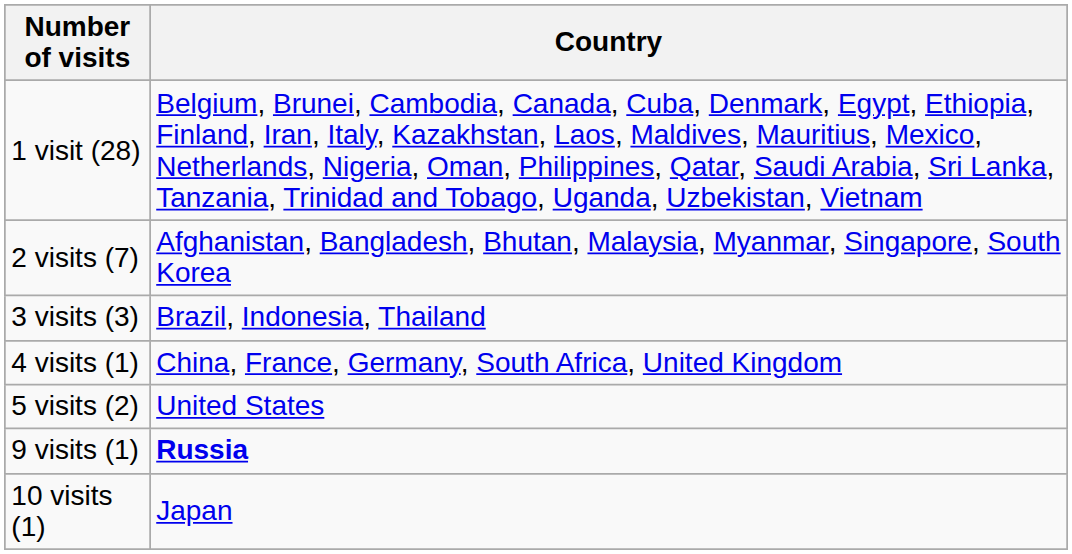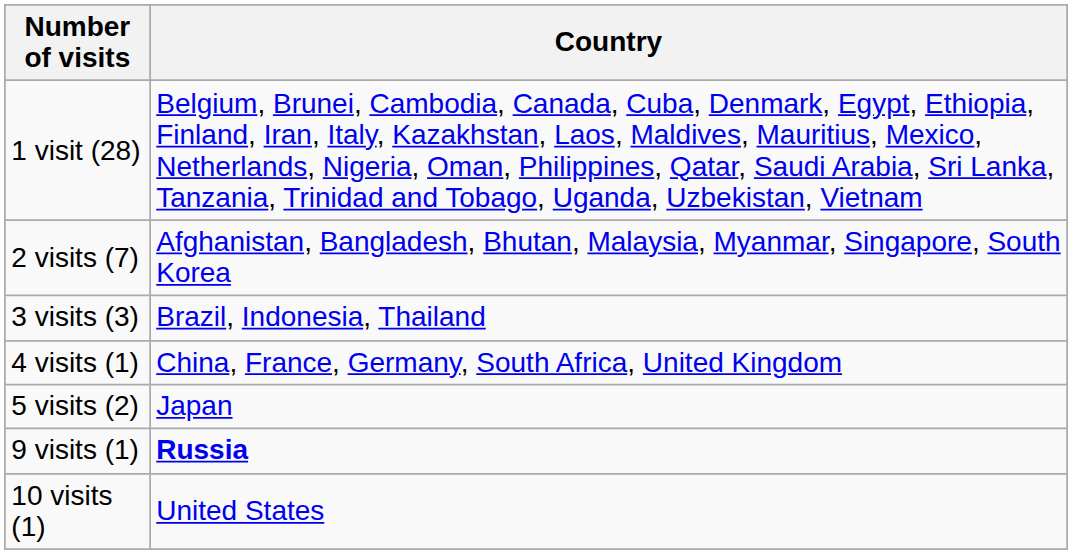(240, 406) United States -> (194, 406) Japan
(194, 510) Japan -> (240, 510) United States
